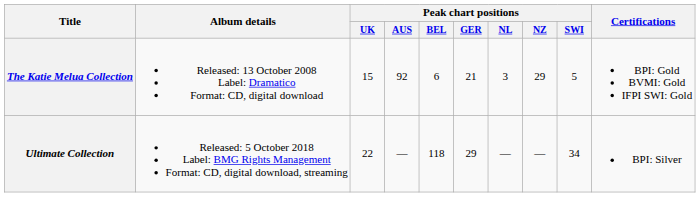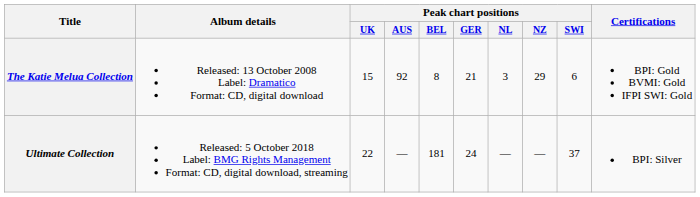(436, 76) 6 -> (436, 76) 8
(574, 76) 5 -> (574, 76) 6
(436, 153) 118 -> (436, 153) 181
(471, 153) 29 -> (471, 153) 24
(574, 153) 34 -> (574, 153) 37
